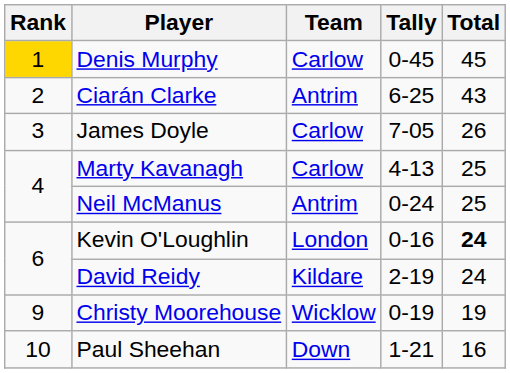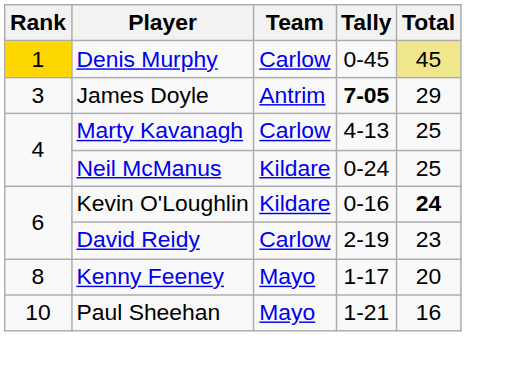(474, 58) no background -> (429, 58) khaki background
- row: (146, 95)
(327, 131) Carlow -> (292, 95) Antrim
(411, 131) normal -> (366, 95) bold
(474, 131) 26 -> (429, 95) 29
(325, 204) Antrim -> (295, 167) Kildare
(330, 240) London -> (295, 204) Kildare
(327, 276) Kildare -> (295, 240) Carlow
(474, 276) 24 -> (429, 240) 23
+ row: (150, 276)
- row: (179, 312)
(321, 349) Down -> (287, 312) Mayo
